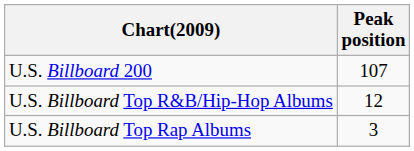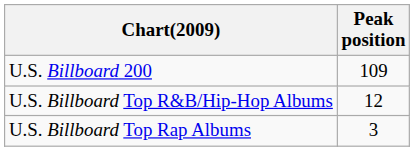(374, 70) 107 -> (374, 70) 109
